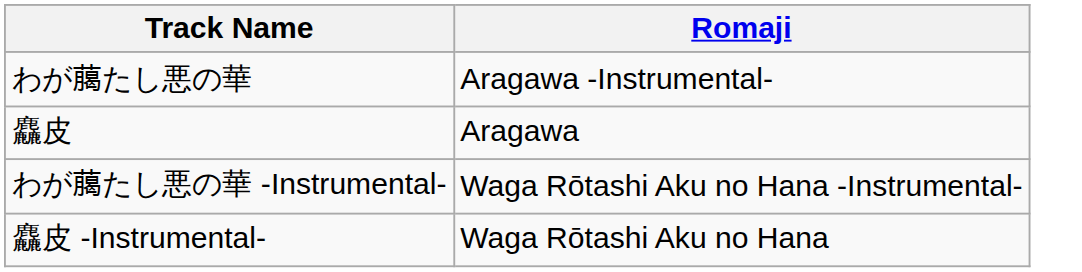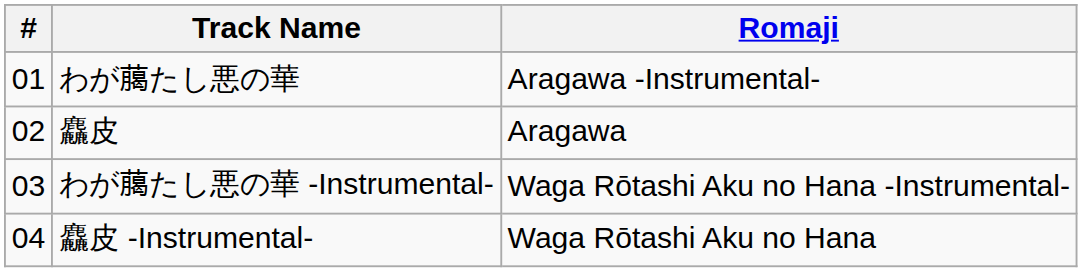+ column: (29, 28)
